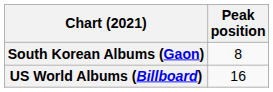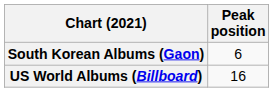(238, 53) 8 -> (238, 53) 6
